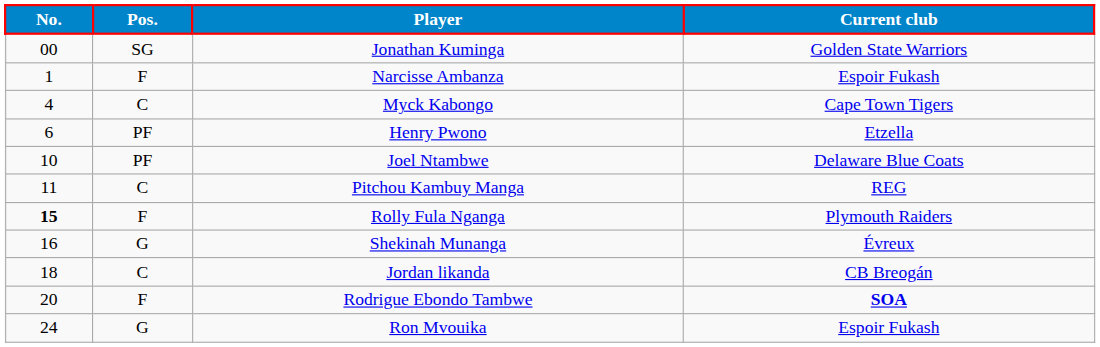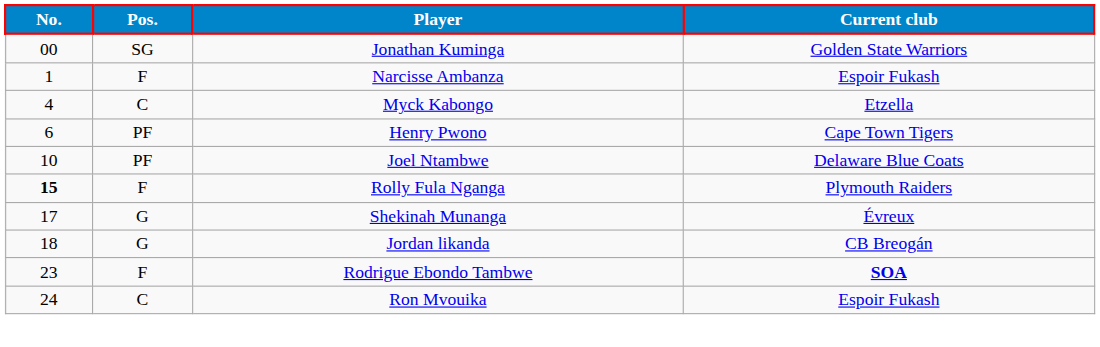(889, 104) Cape Town Tigers -> (889, 104) Etzella
(889, 132) Etzella -> (889, 132) Cape Town Tigers
- row: (438, 188)
(49, 243) 16 -> (49, 216) 17
(142, 271) C -> (142, 243) G
(49, 299) 20 -> (49, 271) 23
(142, 327) G -> (142, 299) C
